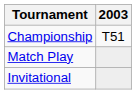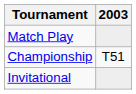rows swapped: (40, 57) <-> (50, 36)
